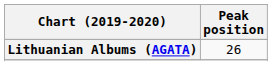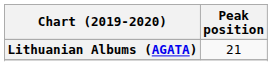(234, 50) 26 -> (234, 50) 21
